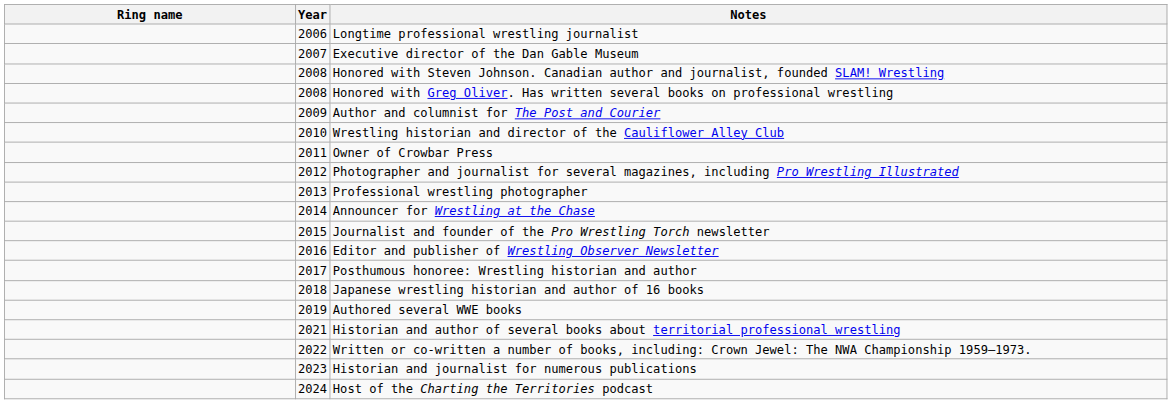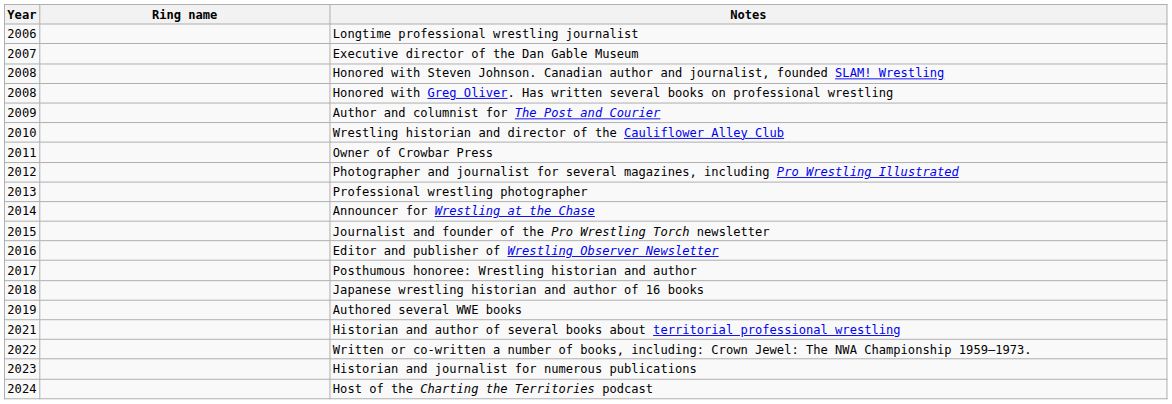columns swapped: (313, 14) <-> (150, 14)
